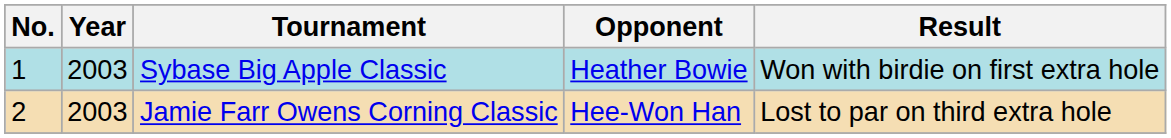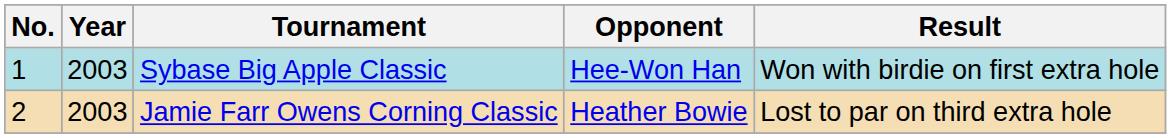(659, 69) Heather Bowie -> (656, 69) Hee-Won Han
(656, 112) Hee-Won Han -> (659, 112) Heather Bowie
